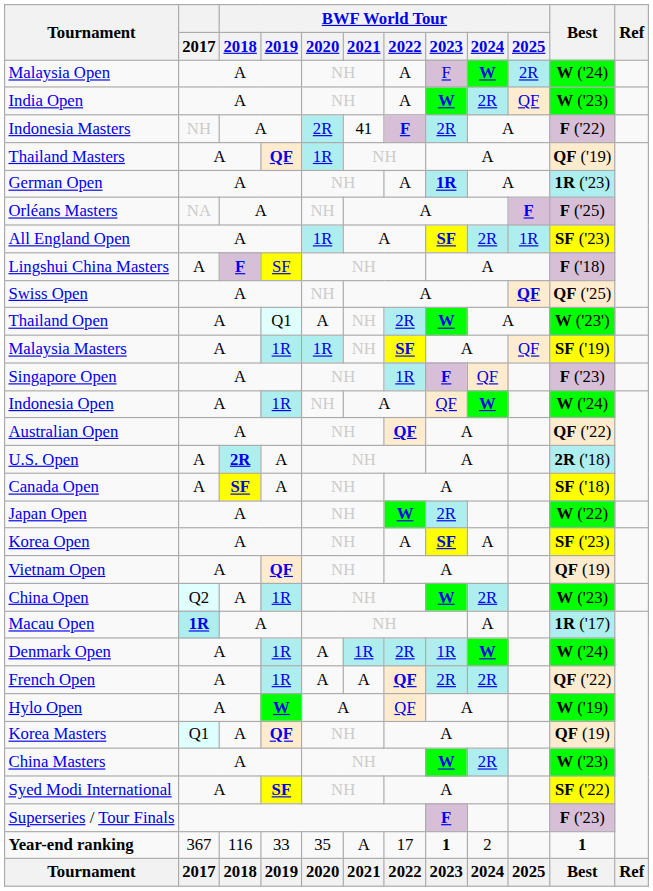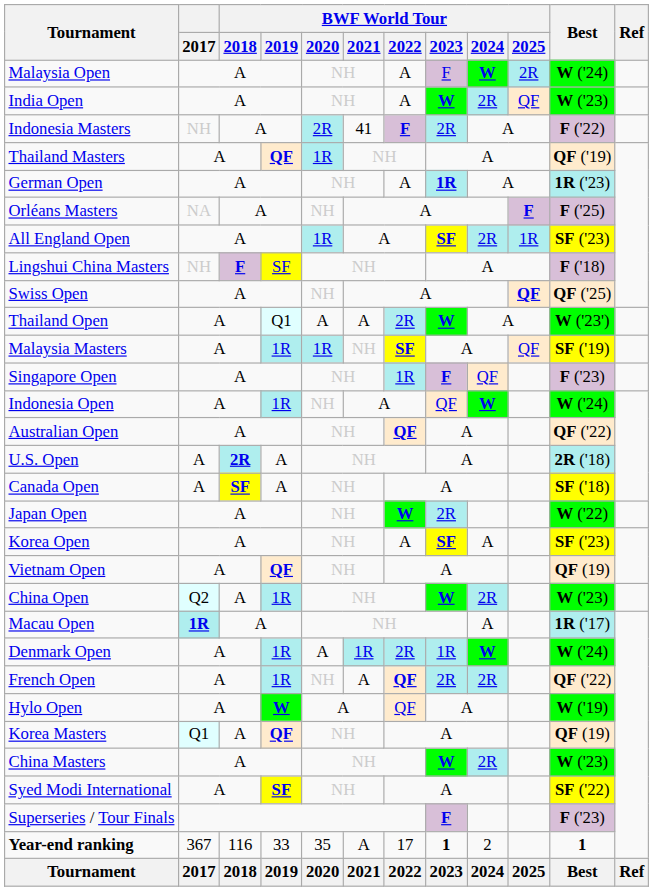(199, 266) A -> (199, 266) NH
(364, 321) NH -> (364, 321) A
(323, 679) A -> (323, 679) NH
